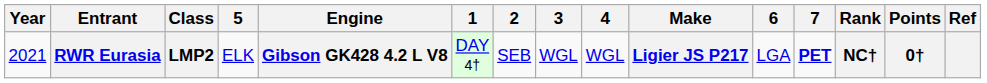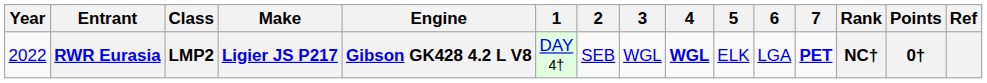columns swapped: (690, 18) <-> (238, 18)
(27, 55) 2021 -> (27, 55) 2022
(605, 55) normal -> (690, 55) bold
